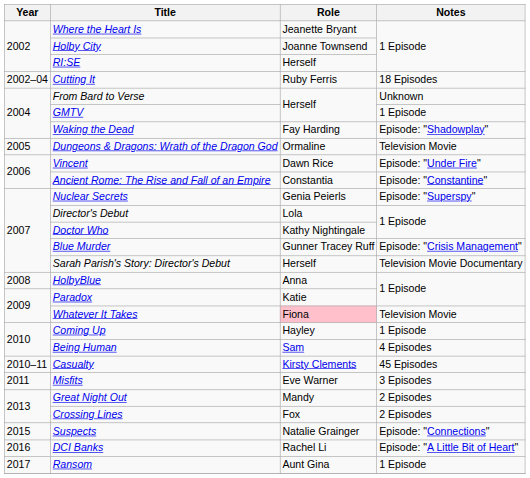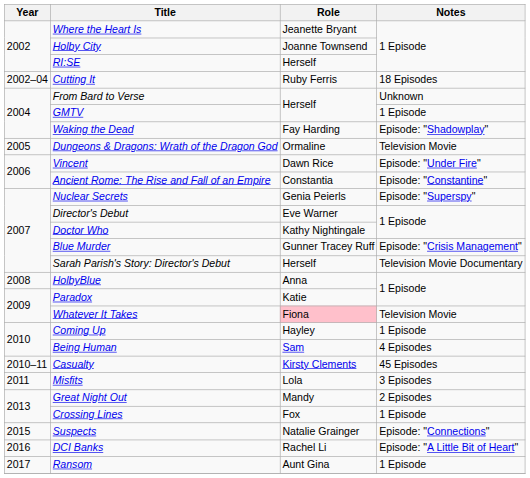(292, 213) Lola -> (310, 213) Eve Warner
(310, 381) Eve Warner -> (292, 381) Lola
(405, 414) 2 Episodes -> (403, 414) 1 Episode
